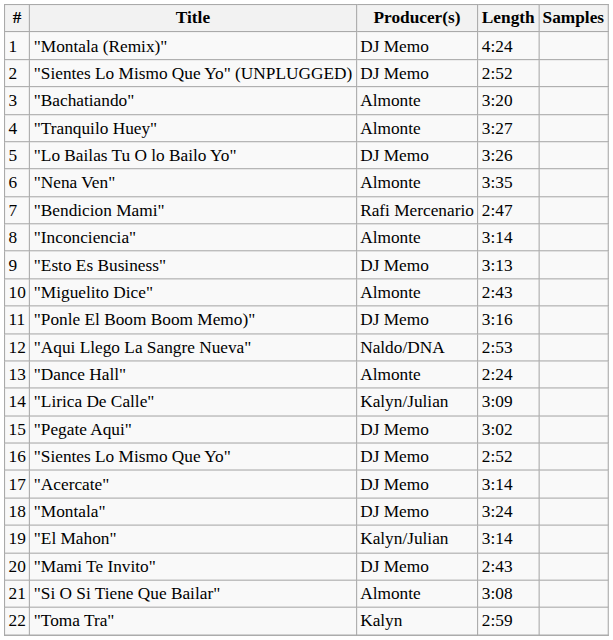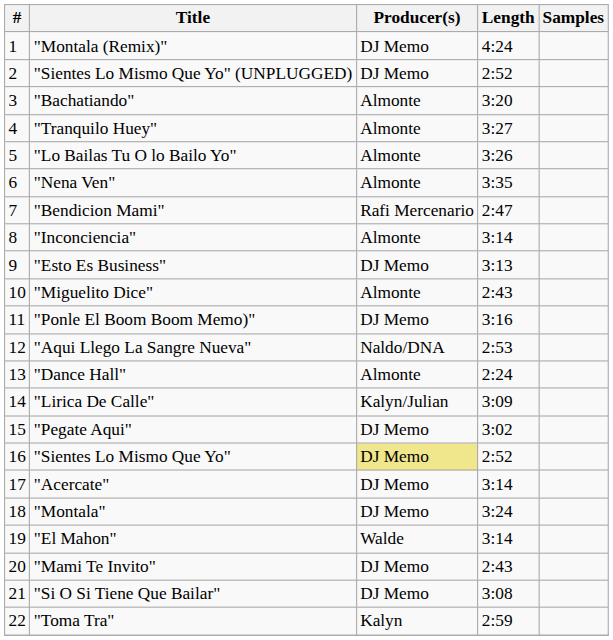(394, 155) DJ Memo -> (390, 155) Almonte
(394, 456) no background -> (394, 456) khaki background
(404, 538) Kalyn/Julian -> (382, 538) Walde
(390, 593) Almonte -> (394, 593) DJ Memo
